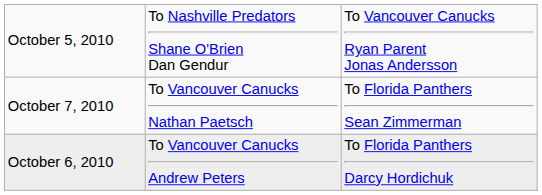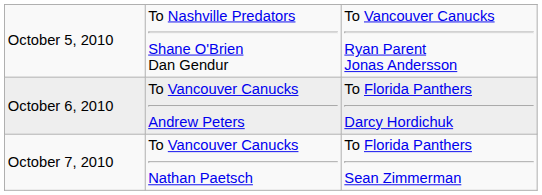rows swapped: (61, 162) <-> (61, 105)
